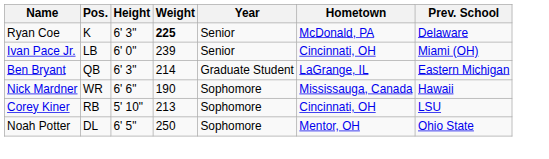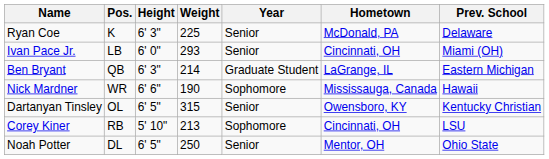(166, 32) bold -> (190, 32) normal
(166, 51) 239 -> (190, 51) 293
+ row: (54, 107)
(231, 126) Sophomore -> (242, 145) Senior
